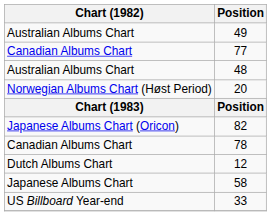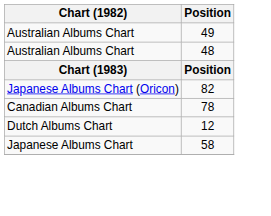- row: (241, 51)
- row: (241, 88)
- row: (241, 201)
